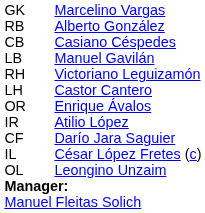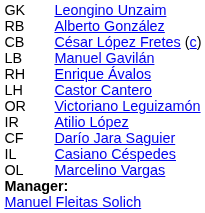(110, 10) Marcelino Vargas -> (110, 10) Leongino Unzaim
(115, 42) Casiano Céspedes -> (128, 42) César López Fretes (c)
(127, 74) Victoriano Leguizamón -> (103, 74) Enrique Ávalos
(103, 106) Enrique Ávalos -> (127, 106) Victoriano Leguizamón
(128, 154) César López Fretes (c) -> (115, 154) Casiano Céspedes
(110, 170) Leongino Unzaim -> (110, 170) Marcelino Vargas
